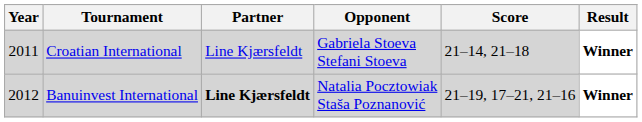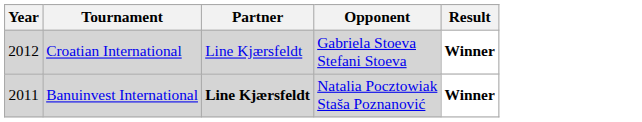- column: (510, 17)
(24, 52) 2011 -> (24, 52) 2012
(24, 95) 2012 -> (24, 95) 2011
